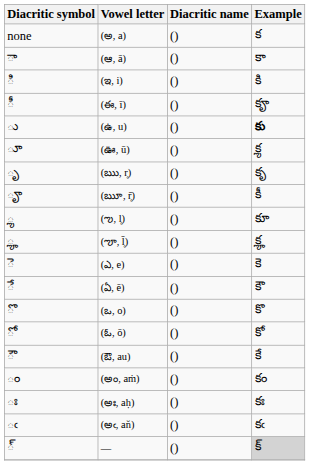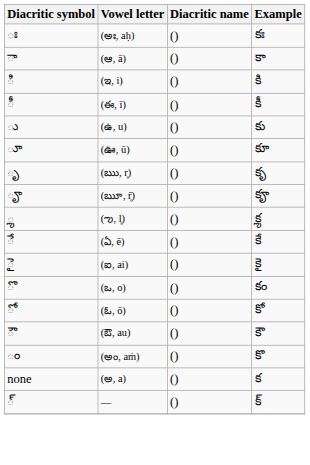rows swapped: (113, 35) <-> (118, 402)
(262, 102) కౄ -> (258, 102) కీ
(260, 125) bold -> (260, 125) normal
(258, 148) కౢ -> (262, 148) కూ
(258, 194) కీ -> (262, 194) కౄ
(262, 217) కూ -> (258, 217) కౢ
- row: (114, 241)
- row: (113, 264)
(260, 286) కౌ -> (258, 240) కే
+ row: (114, 264)
(259, 309) కొ -> (261, 286) కం
(258, 354) కే -> (260, 332) కౌ
(261, 377) కం -> (259, 354) కొ
- row: (118, 425)
(258, 446) lightgrey background -> (258, 400) no background
